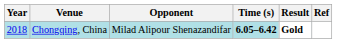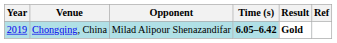(17, 30) 2018 -> (17, 30) 2019
